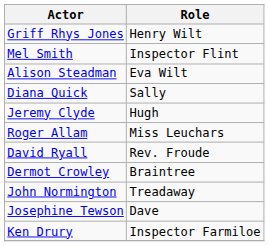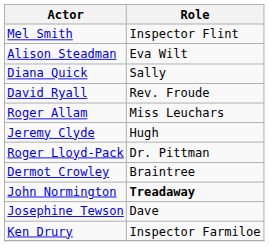- row: (66, 34)
rows swapped: (51, 113) <-> (47, 152)
+ row: (66, 152)
(162, 192) normal -> (162, 192) bold
